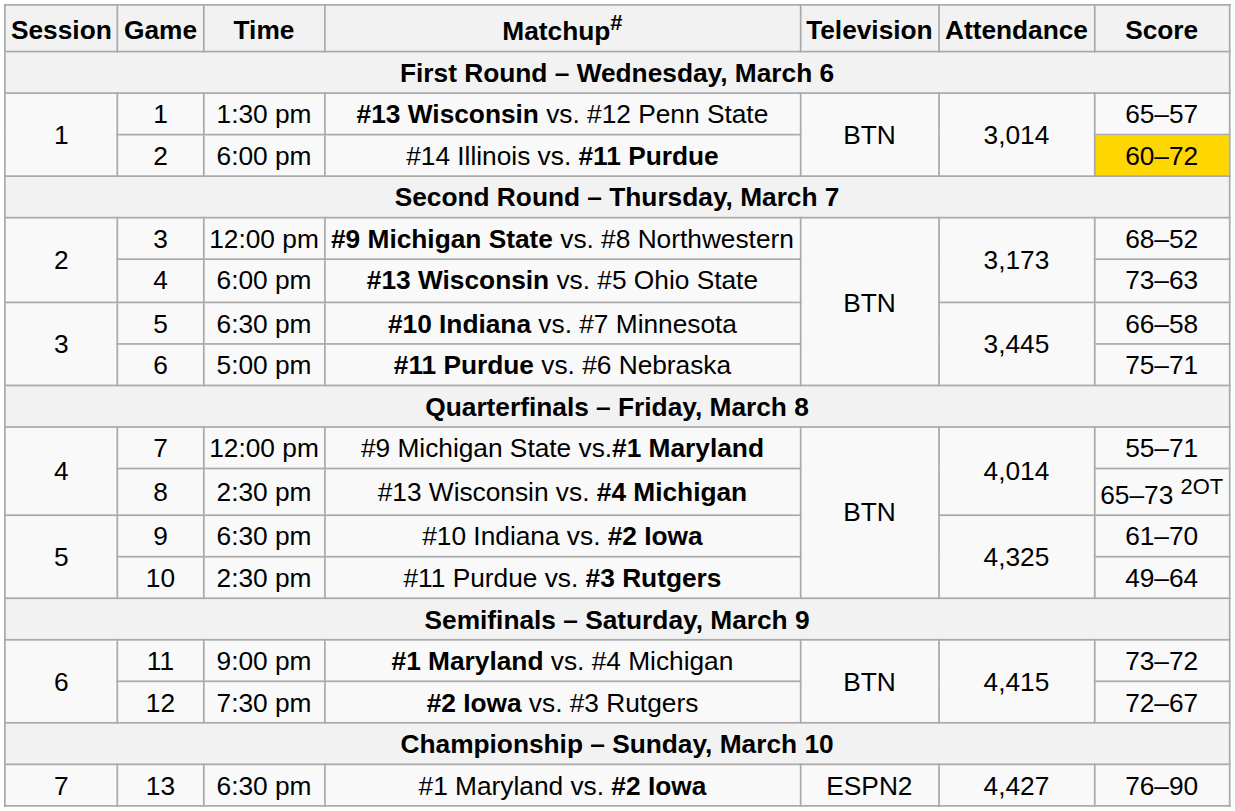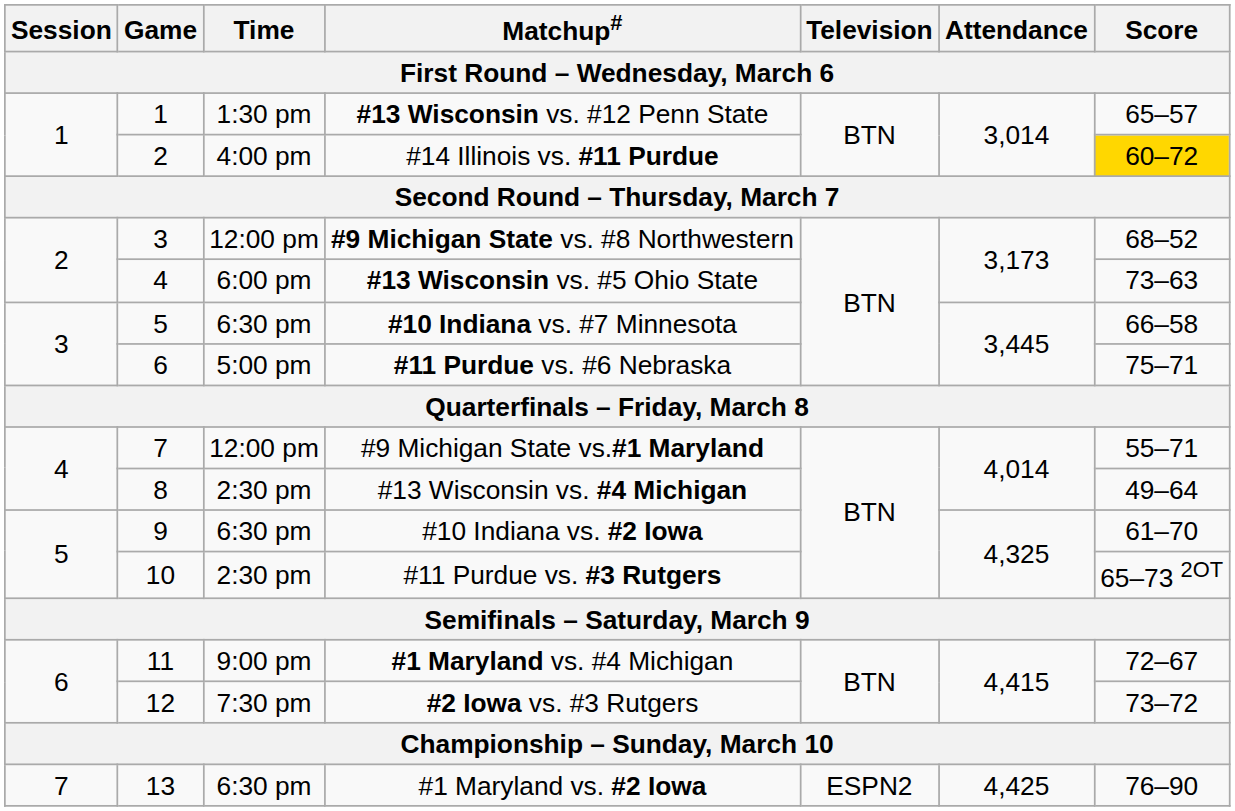(264, 156) 6:00 pm -> (264, 156) 4:00 pm
(1162, 492) 65–73 2OT -> (1162, 489) 49–64
(1162, 578) 49–64 -> (1162, 575) 65–73 2OT
(1162, 661) 73–72 -> (1162, 661) 72–67
(1162, 703) 72–67 -> (1162, 703) 73–72
(1016, 786) 4,427 -> (1016, 786) 4,425
